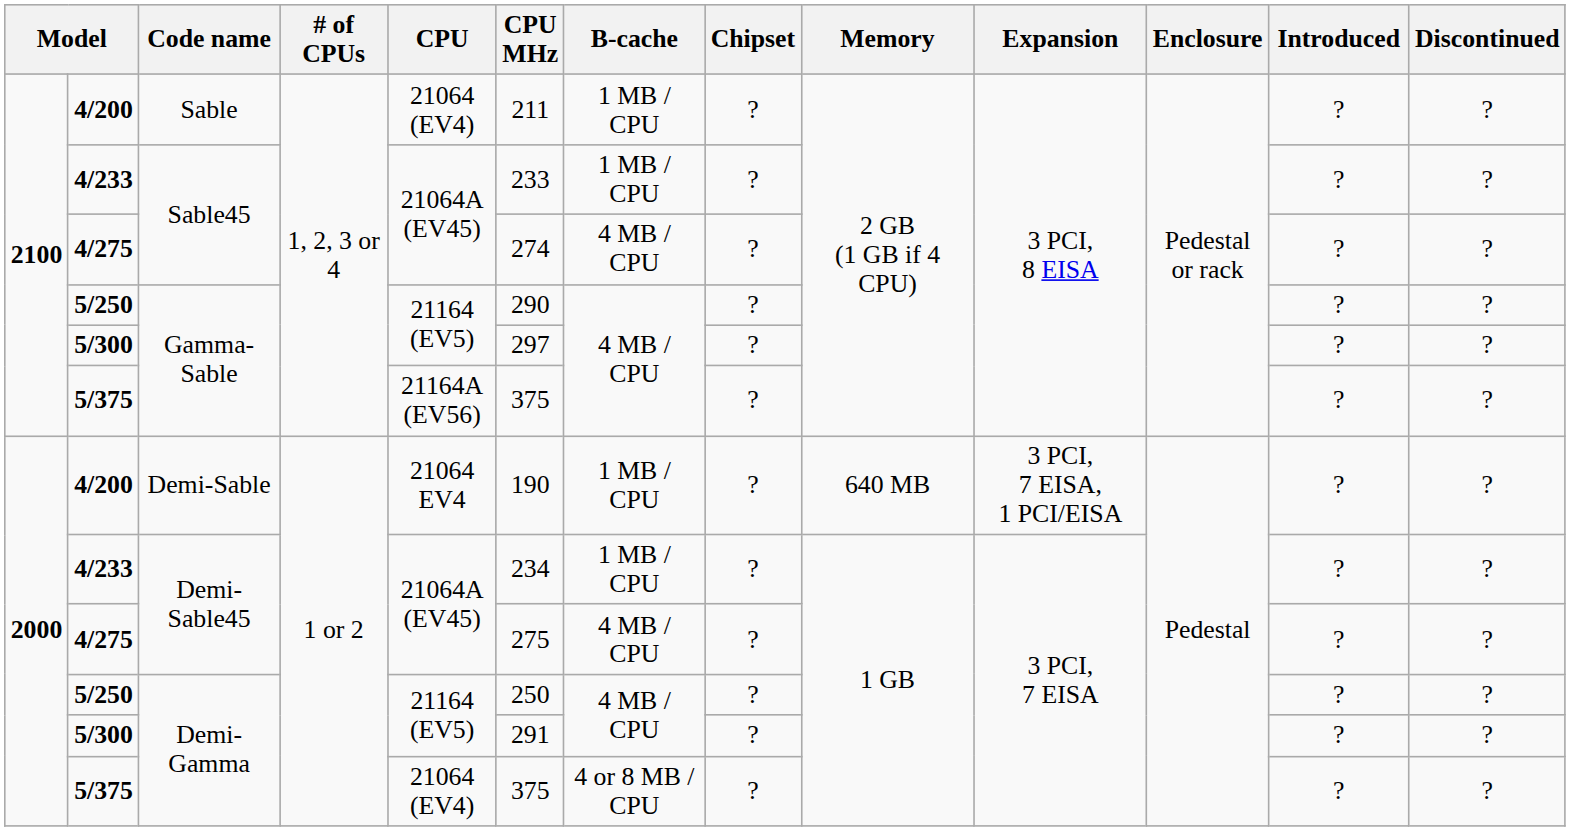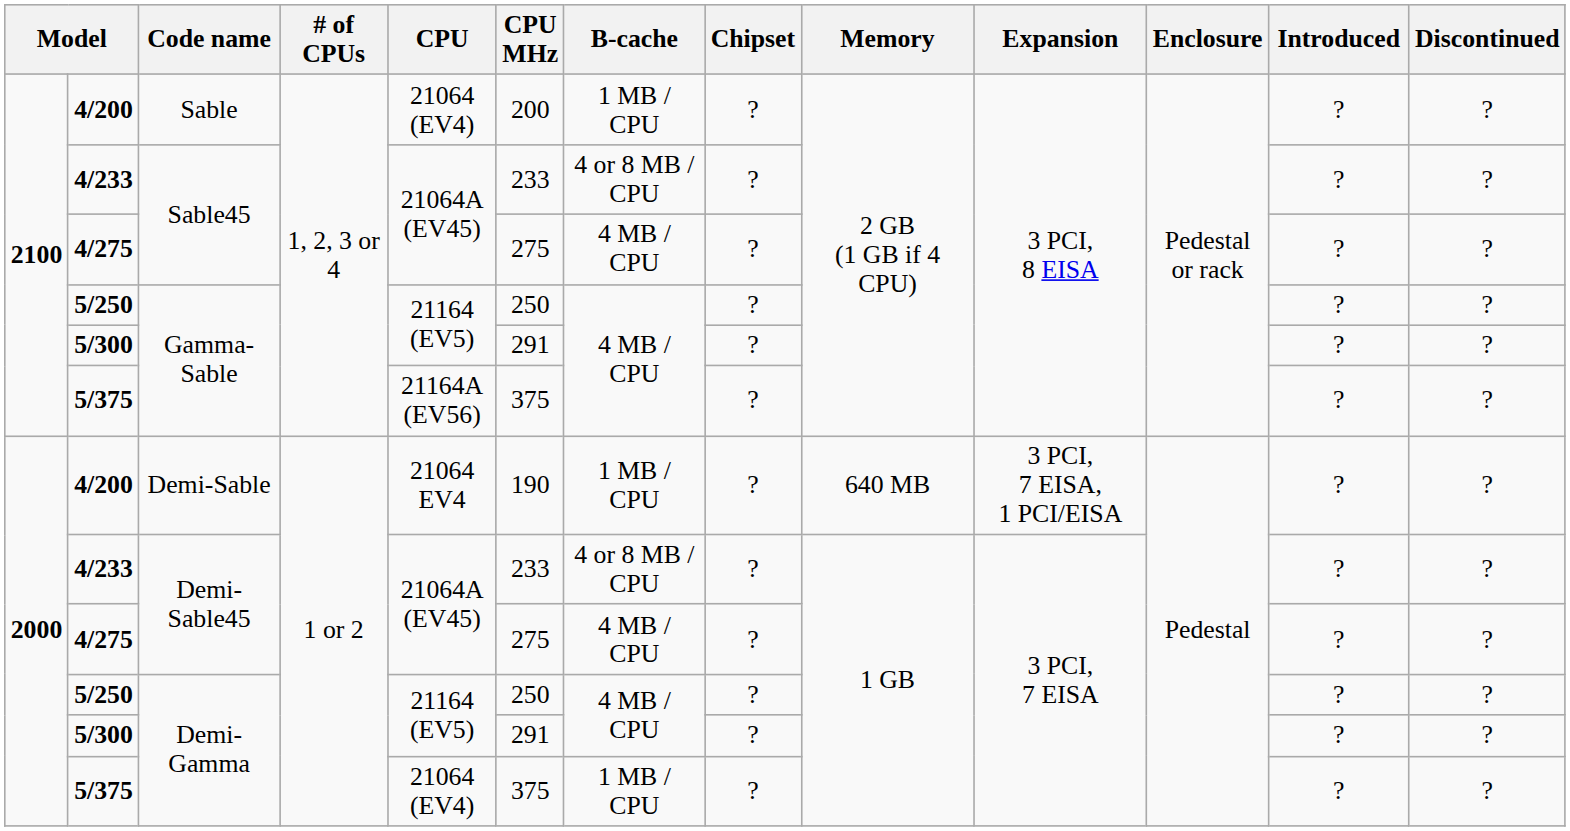(530, 109) 211 -> (530, 109) 200
(634, 179) 1 MB / CPU -> (634, 179) 4 or 8 MB / CPU
(530, 248) 274 -> (530, 248) 275
(530, 304) 290 -> (530, 304) 250
(530, 345) 297 -> (530, 345) 291
(530, 569) 234 -> (530, 569) 233
(634, 569) 1 MB / CPU -> (634, 569) 4 or 8 MB / CPU
(634, 790) 4 or 8 MB / CPU -> (634, 790) 1 MB / CPU
